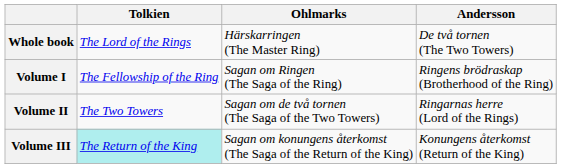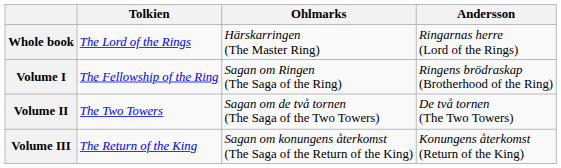(466, 42) De två tornen (The Two Towers) -> (469, 42) Ringarnas herre (Lord of the Rings)
(469, 111) Ringarnas herre (Lord of the Rings) -> (466, 111) De två tornen (The Two Towers)
(138, 146) paleturquoise background -> (138, 146) no background
